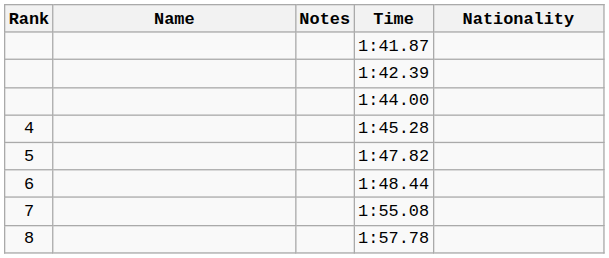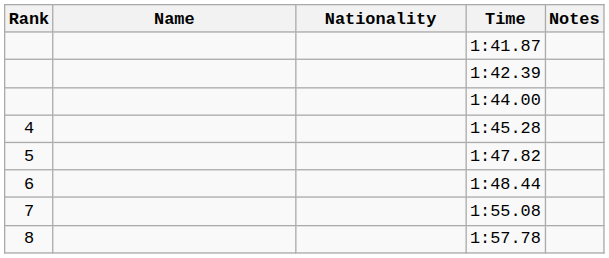columns swapped: (518, 18) <-> (325, 18)
